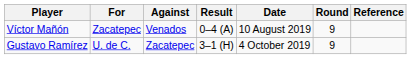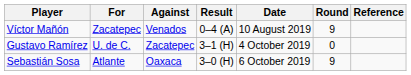(332, 45) 9 -> (332, 45) 0
+ row: (43, 62)
